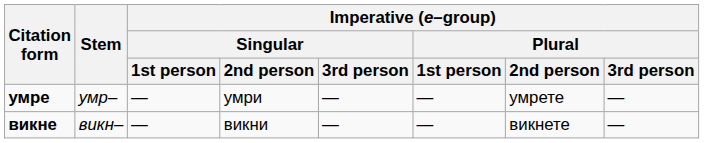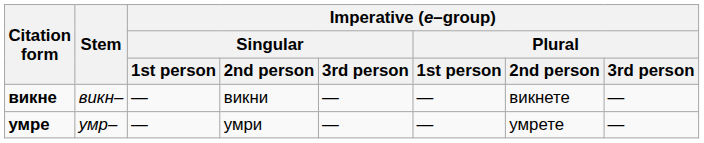rows swapped: (33, 124) <-> (29, 97)
